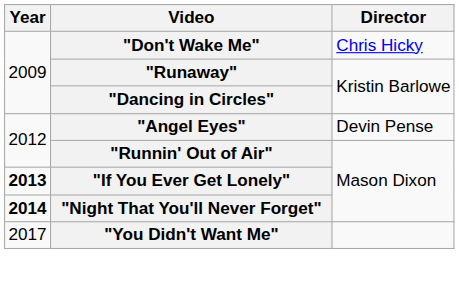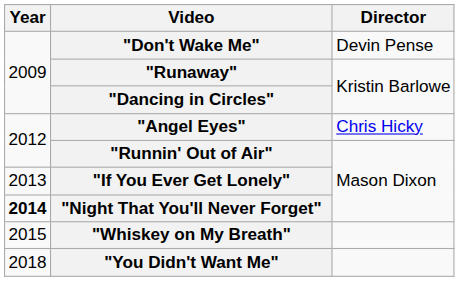(380, 45) Chris Hicky -> (385, 45) Devin Pense
(385, 126) Devin Pense -> (380, 126) Chris Hicky
(28, 180) bold -> (28, 180) normal
+ row: (191, 235)
(28, 235) 2017 -> (28, 262) 2018
